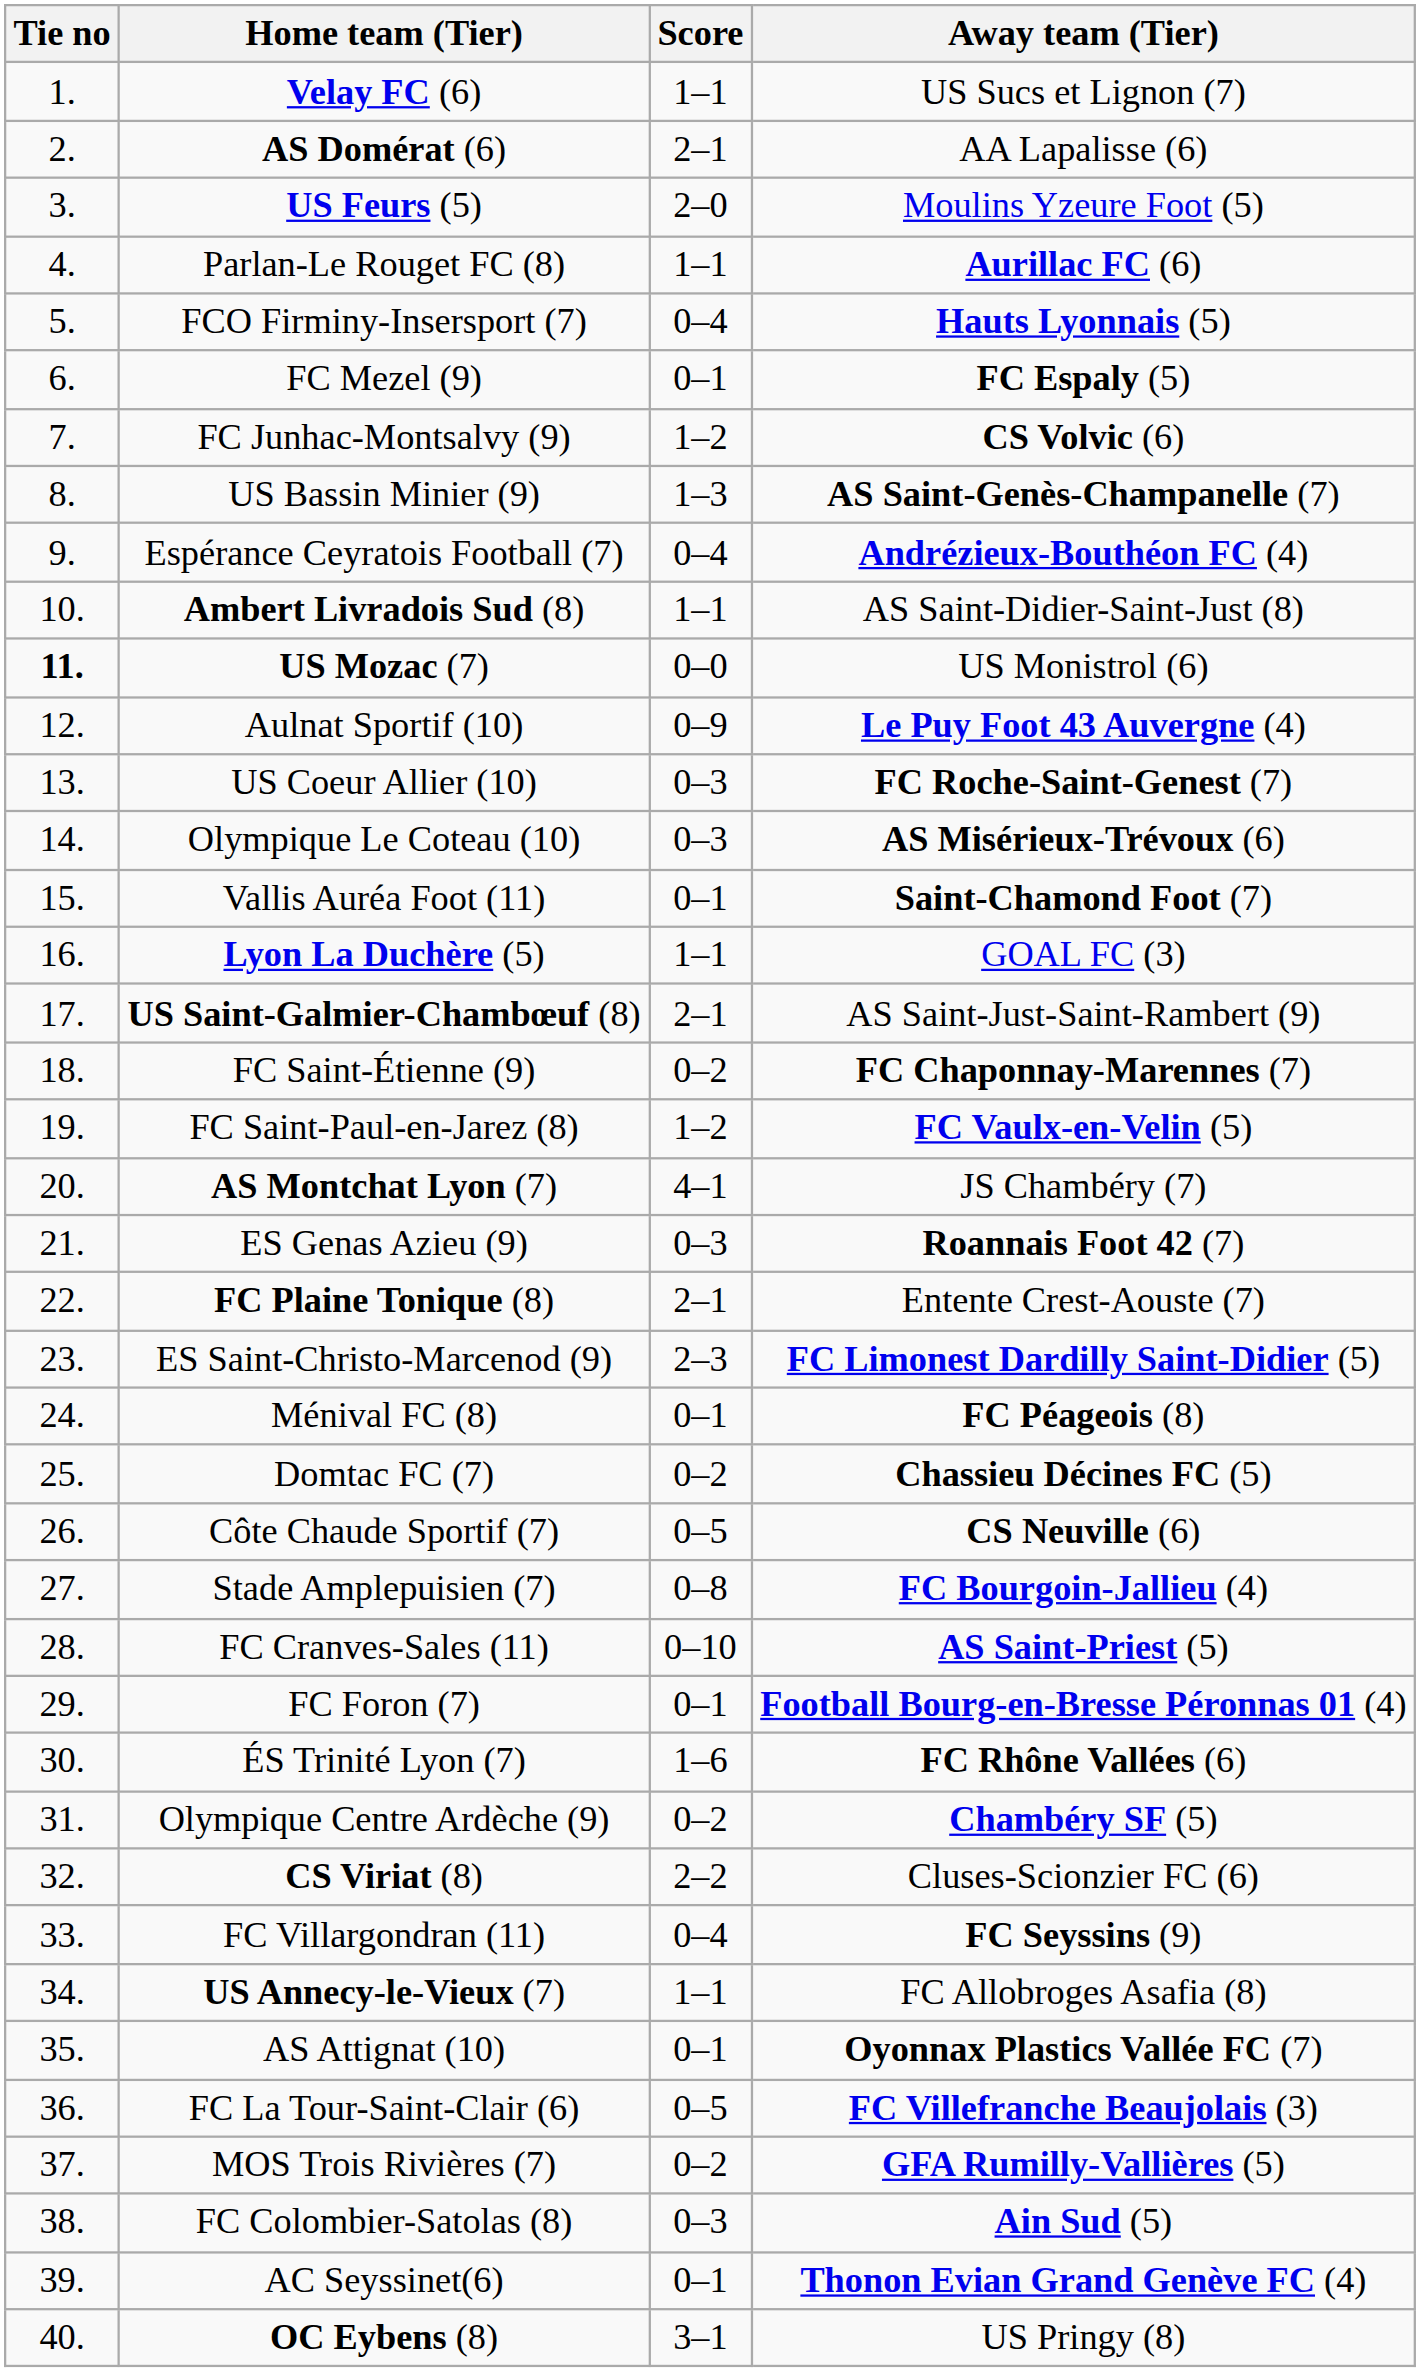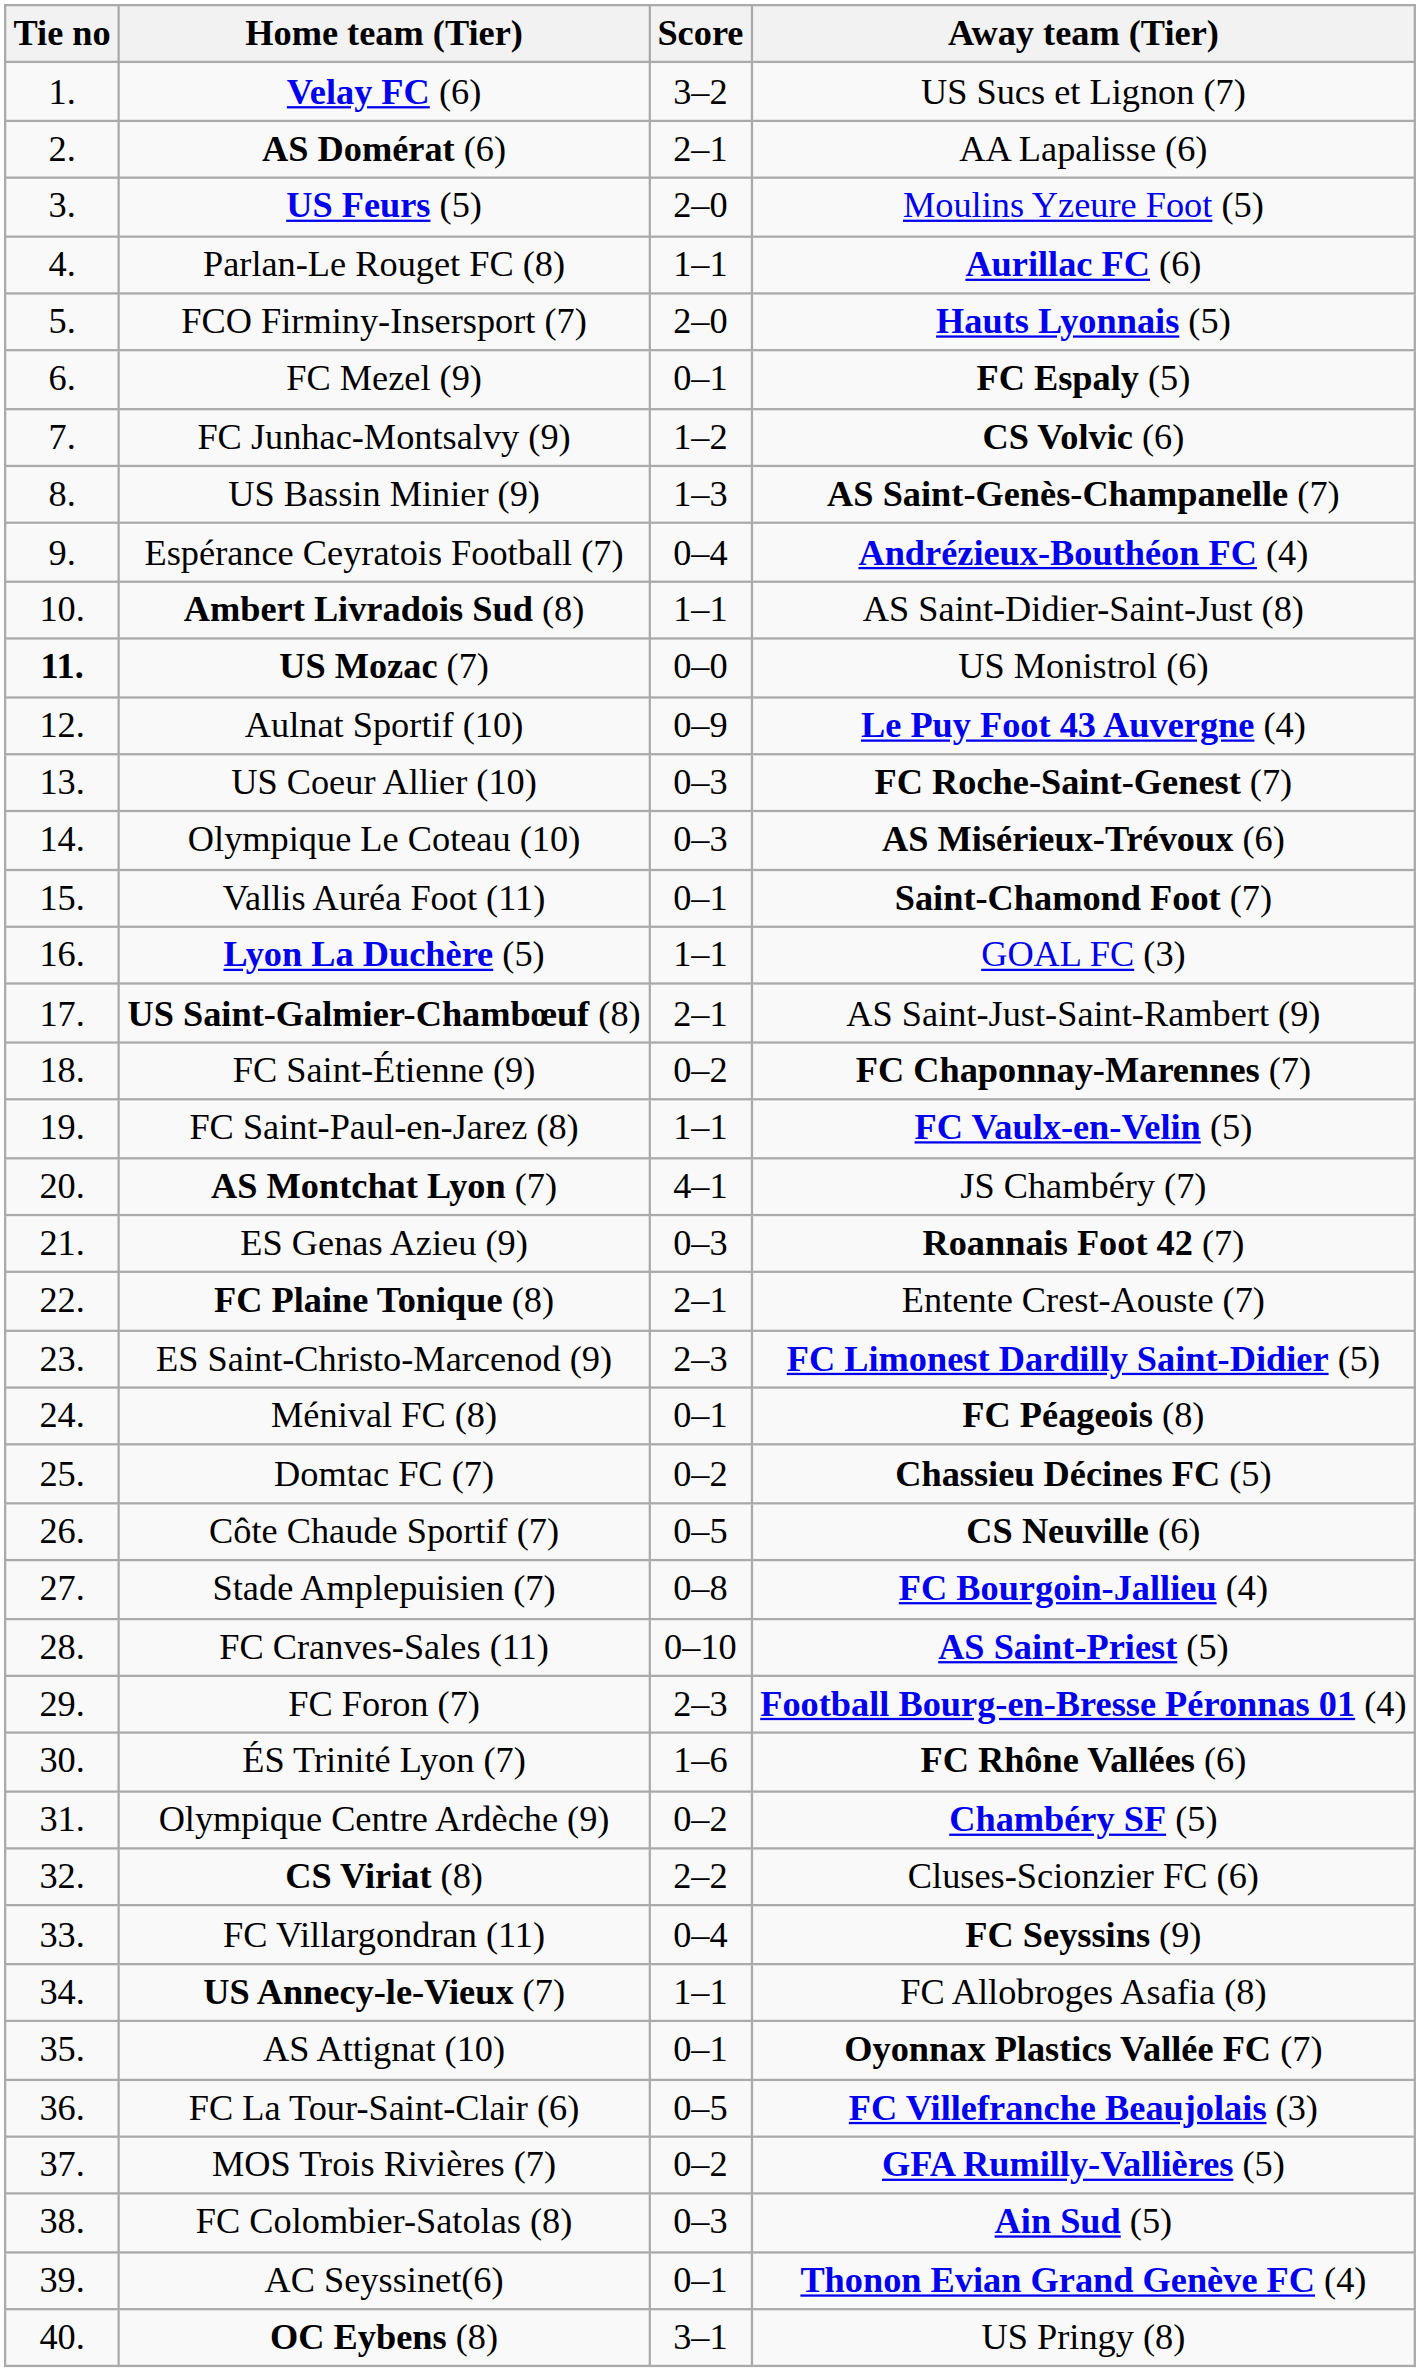(700, 90) 1–1 -> (700, 90) 3–2
(700, 321) 0–4 -> (700, 321) 2–0
(700, 1127) 1–2 -> (700, 1127) 1–1
(700, 1703) 0–1 -> (700, 1703) 2–3
